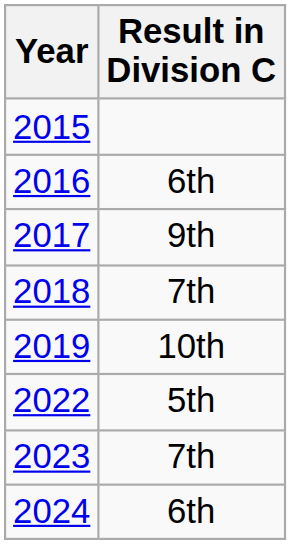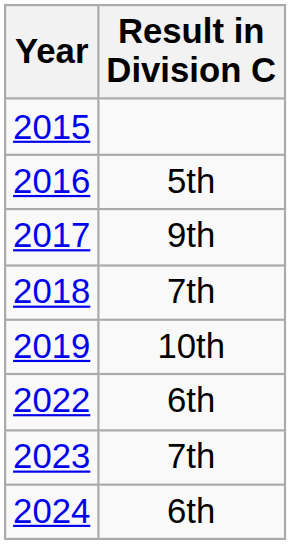(191, 181) 6th -> (191, 181) 5th
(191, 401) 5th -> (191, 401) 6th
